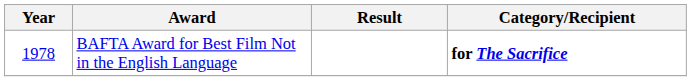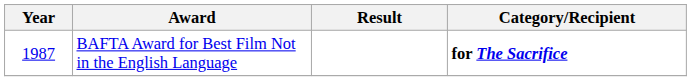(39, 52) 1978 -> (39, 52) 1987
